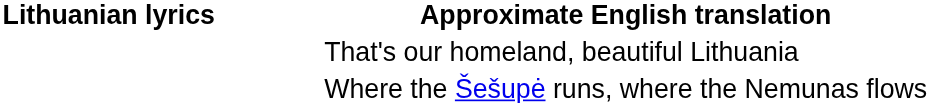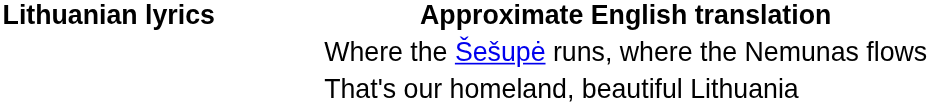rows swapped: (626, 89) <-> (561, 52)
